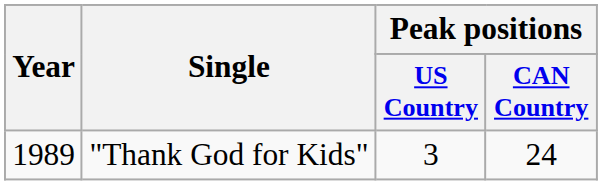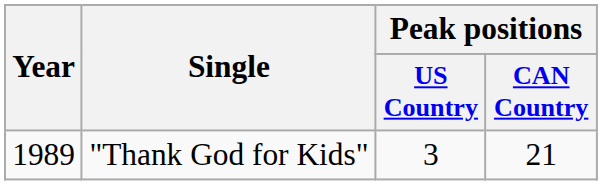(541, 154) 24 -> (541, 154) 21
